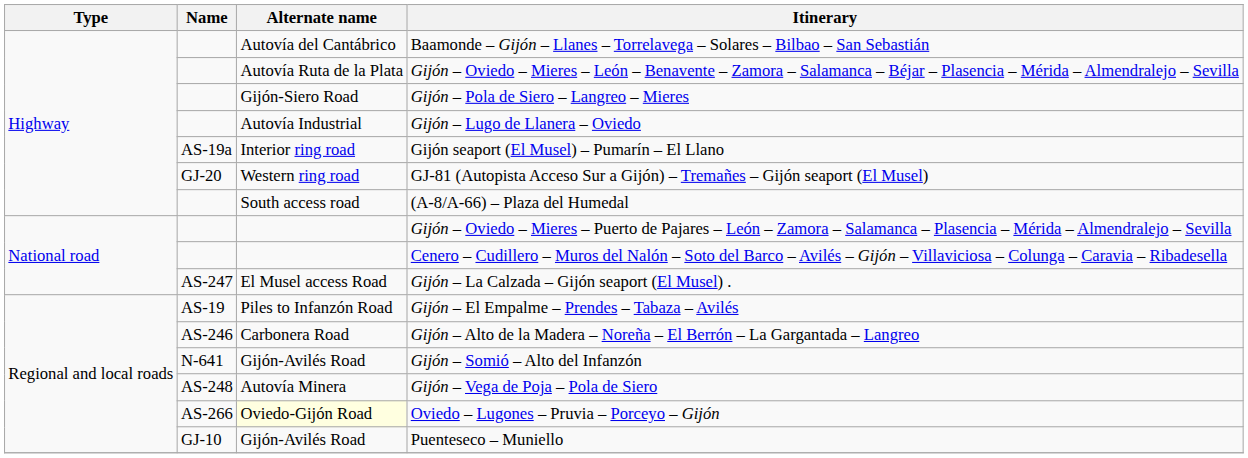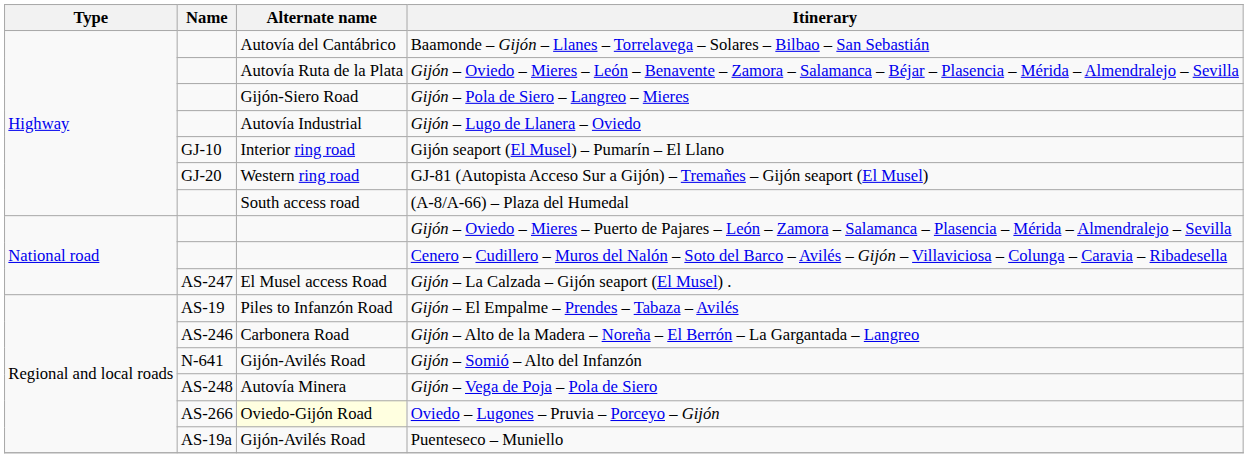(206, 149) AS-19a -> (201, 149) GJ-10
(201, 439) GJ-10 -> (206, 439) AS-19a
